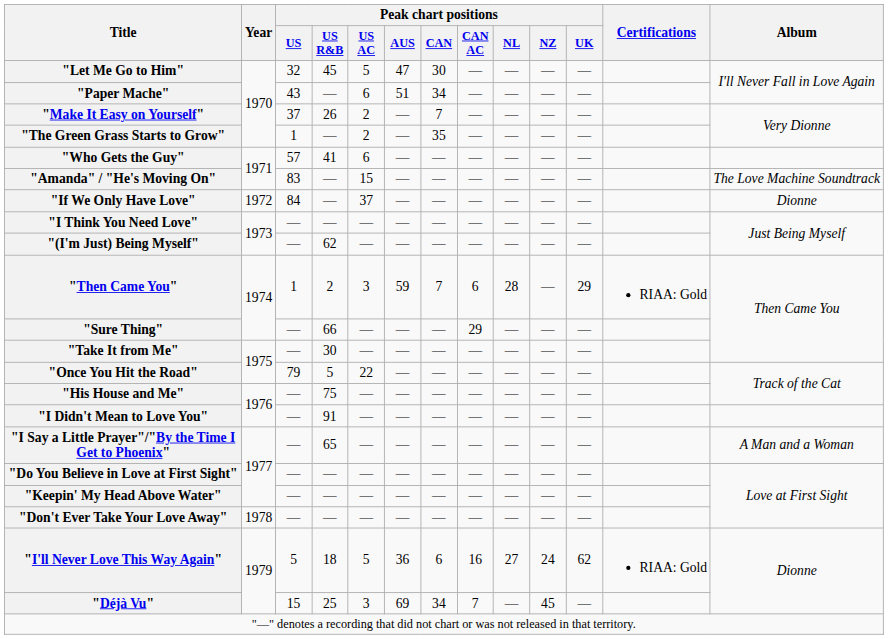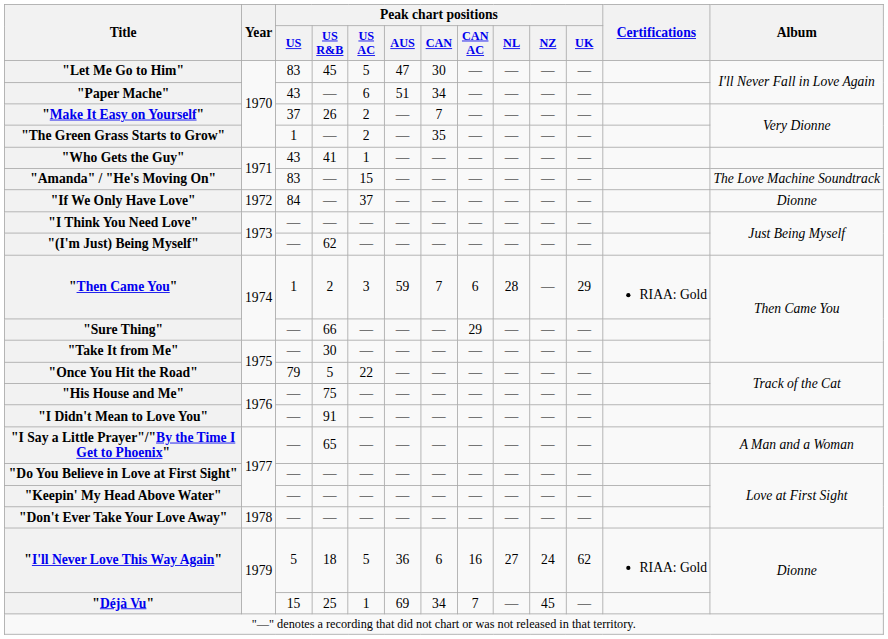(294, 71) 32 -> (294, 71) 83
(294, 157) 57 -> (294, 157) 43
(366, 157) 6 -> (366, 157) 1
(366, 603) 3 -> (366, 603) 1
